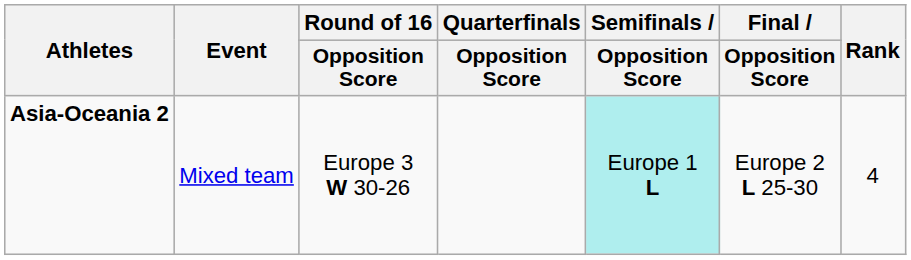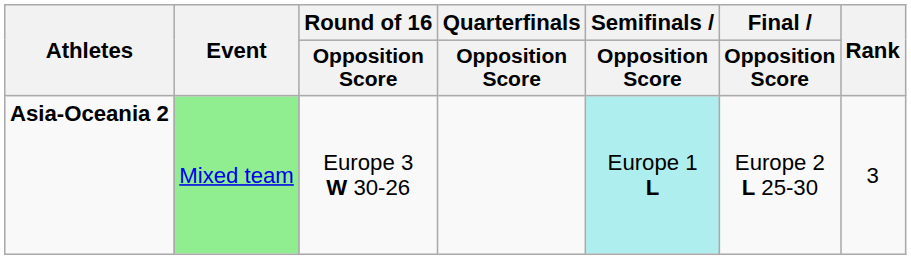(237, 175) no background -> (237, 175) lightgreen background
(873, 175) 4 -> (873, 175) 3
